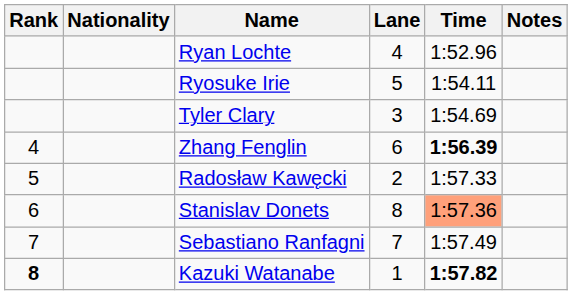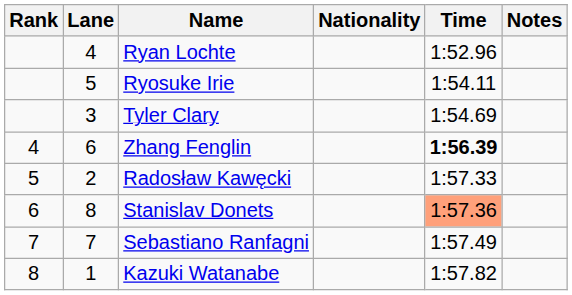columns swapped: (397, 20) <-> (118, 20)
(34, 274) bold -> (34, 274) normal
(464, 274) bold -> (464, 274) normal
